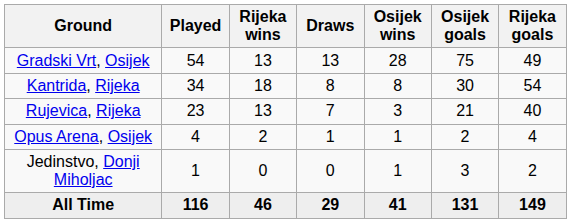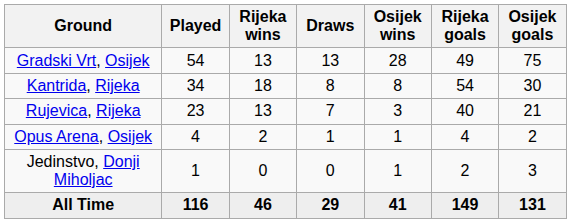columns swapped: (532, 26) <-> (465, 26)
